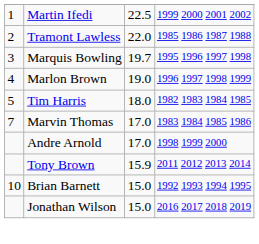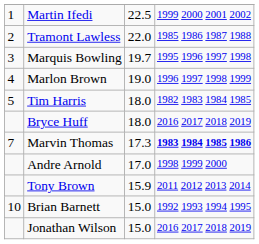+ row: (57, 121)
(140, 121) 17.0 -> (140, 143) 17.3
(204, 121) normal -> (204, 143) bold
